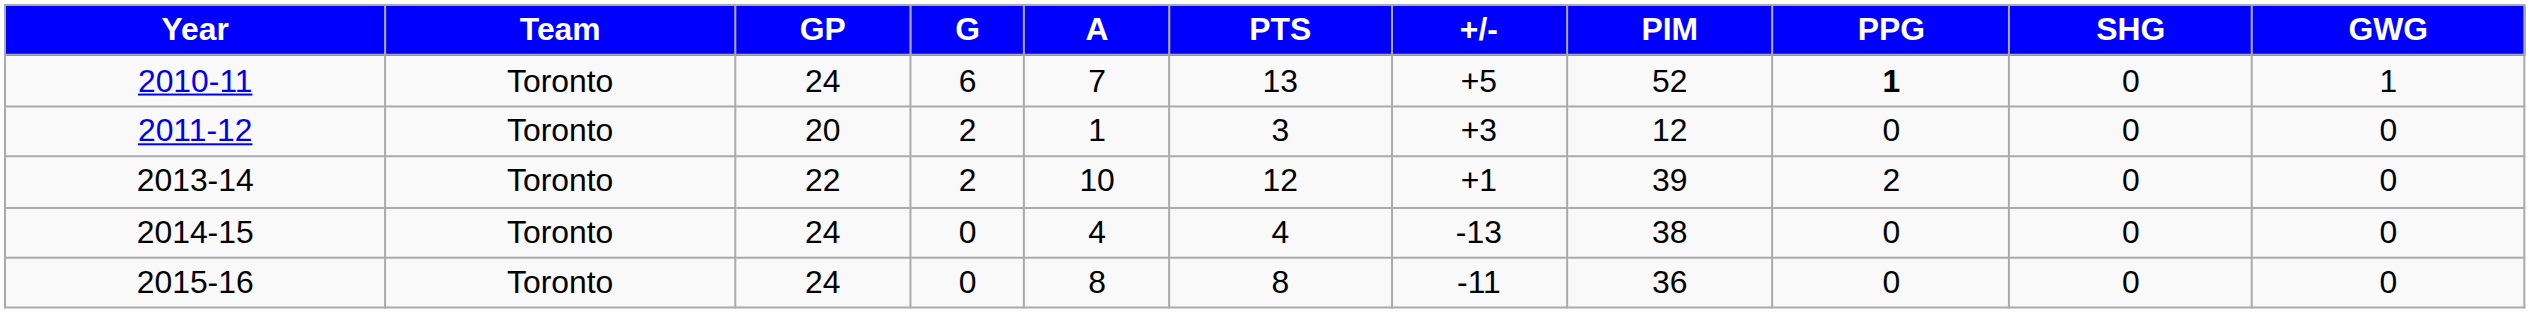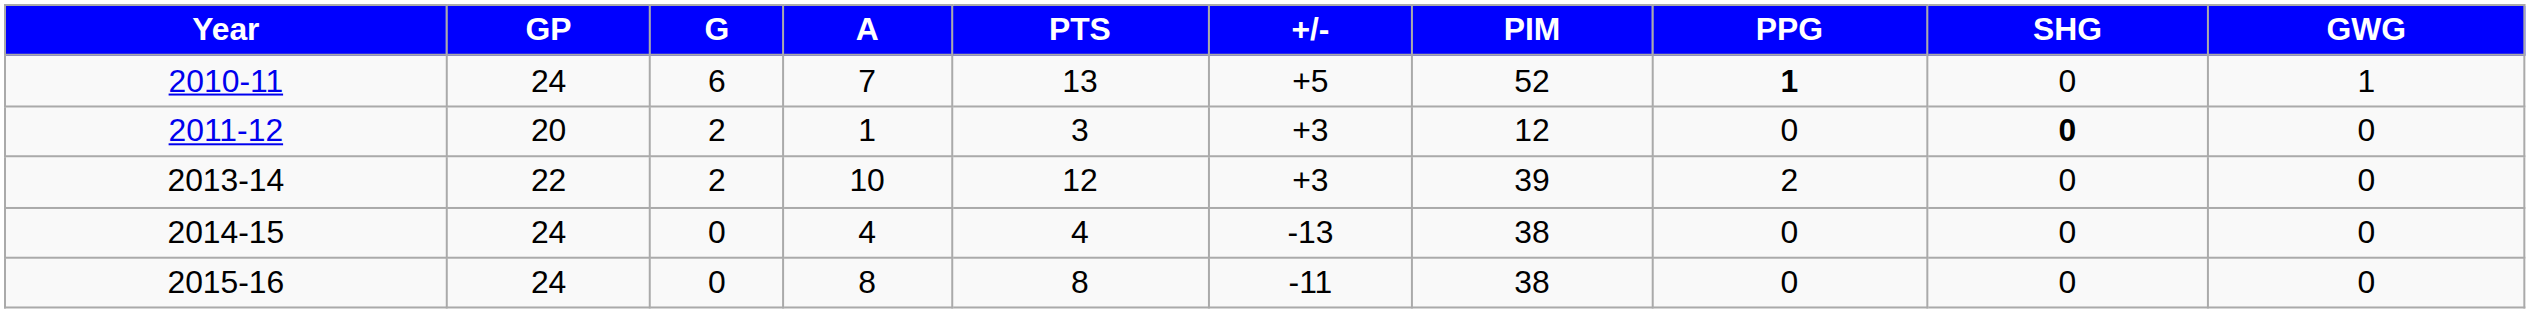- column: (560, 29)
(2131, 130) normal -> (2067, 130) bold
(1479, 181) +1 -> (1310, 181) +3
(1670, 282) 36 -> (1532, 282) 38
